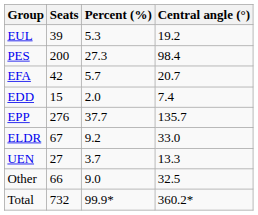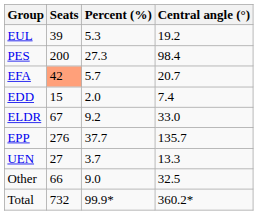(56, 76) no background -> (56, 76) lightsalmon background
rows swapped: (24, 138) <-> (19, 117)
